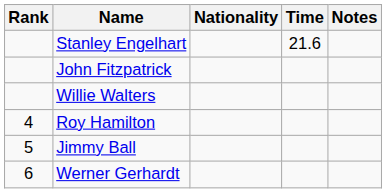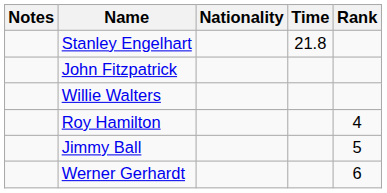columns swapped: (28, 17) <-> (354, 17)
(305, 43) 21.6 -> (310, 43) 21.8
